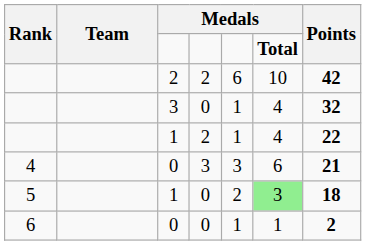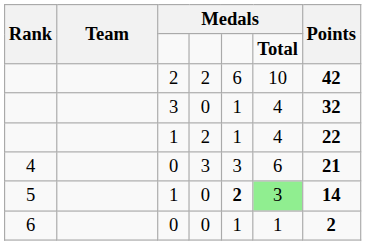(237, 195) normal -> (237, 195) bold
(331, 195) 18 -> (331, 195) 14
